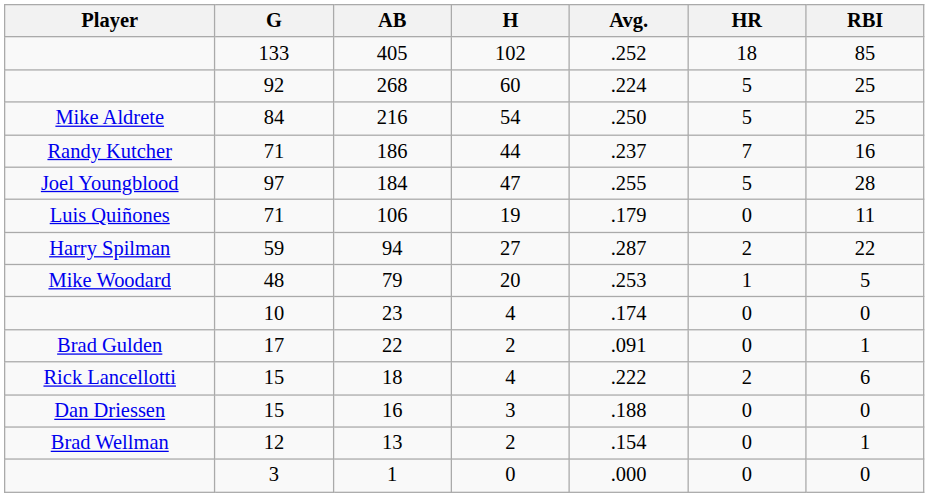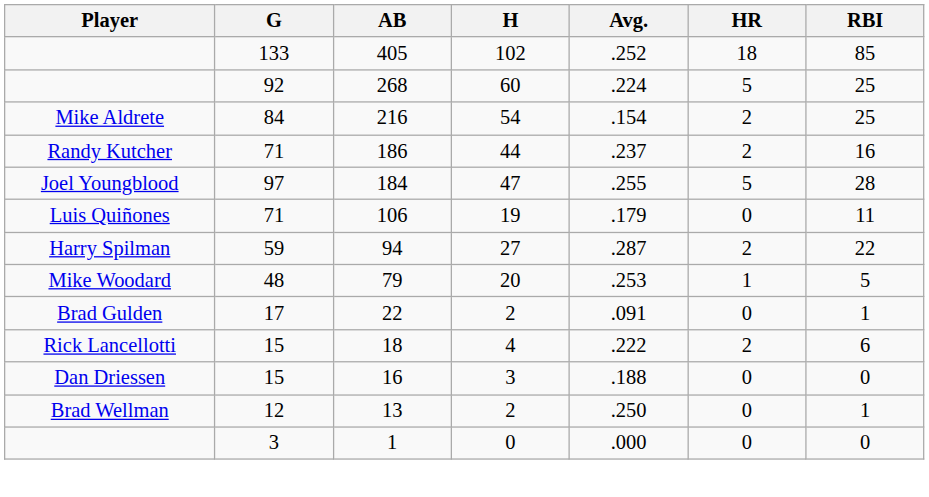(629, 118) .250 -> (629, 118) .154
(747, 118) 5 -> (747, 118) 2
(747, 150) 7 -> (747, 150) 2
- row: (392, 313)
(629, 442) .154 -> (629, 410) .250
